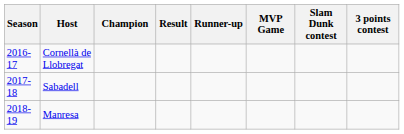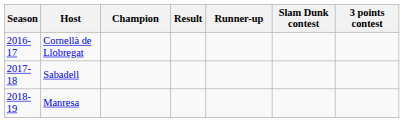- column: (271, 24)
